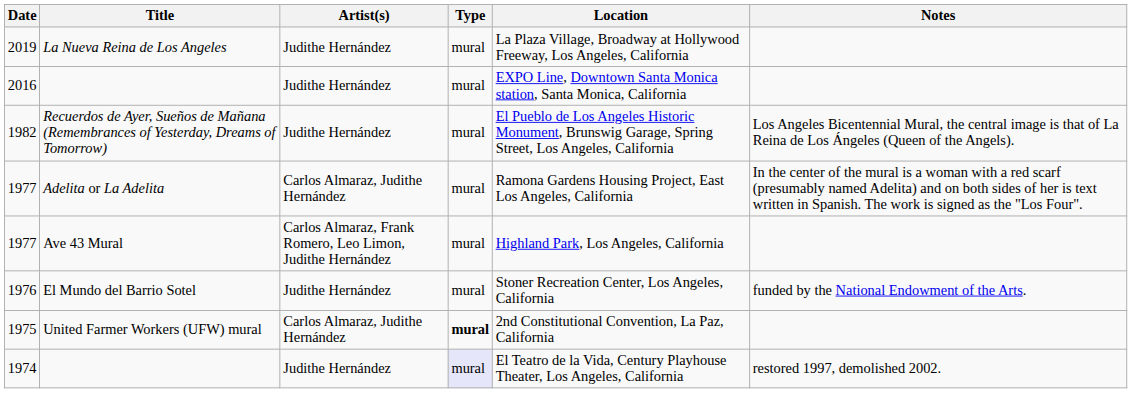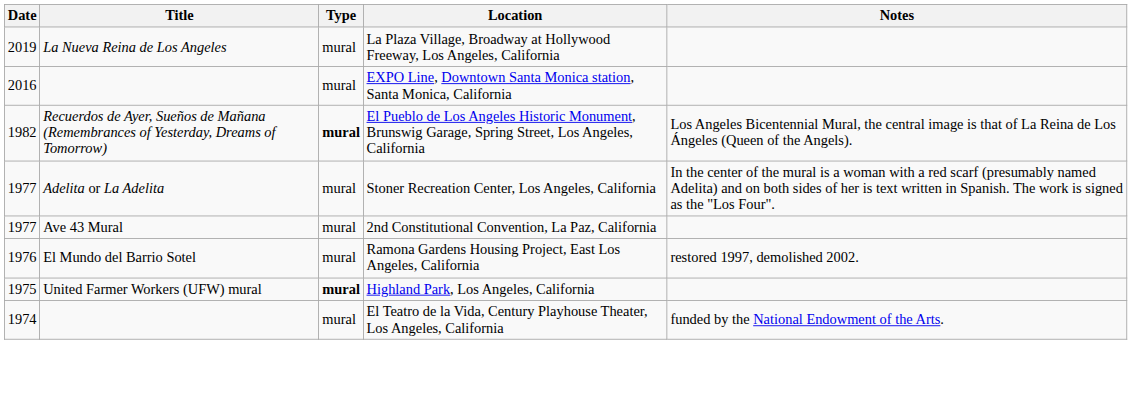- column: (364, 15)
(468, 133) normal -> (341, 133) bold
(610, 188) Ramona Gardens Housing Project, East Los Angeles, California -> (511, 188) Stoner Recreation Center, Los Angeles, California
(610, 243) Highland Park, Los Angeles, California -> (512, 227) 2nd Constitutional Convention, La Paz, California
(609, 290) Stoner Recreation Center, Los Angeles, California -> (493, 258) Ramona Gardens Housing Project, East Los Angeles, California
(890, 290) funded by the National Endowment of the Arts. -> (765, 258) restored 1997, demolished 2002.
(610, 329) 2nd Constitutional Convention, La Paz, California -> (481, 289) Highland Park, Los Angeles, California
(468, 368) lavender background -> (339, 320) no background
(847, 368) restored 1997, demolished 2002. -> (807, 320) funded by the National Endowment of the Arts.
